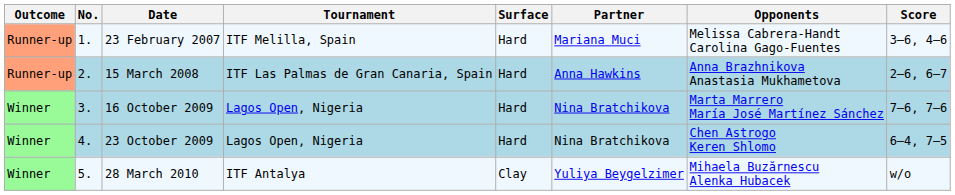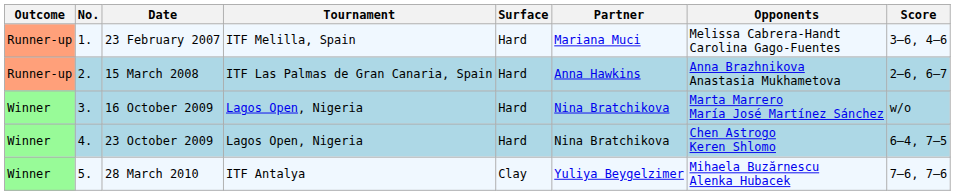(918, 107) 7–6, 7–6 -> (900, 107) w/o
(900, 174) w/o -> (918, 174) 7–6, 7–6
